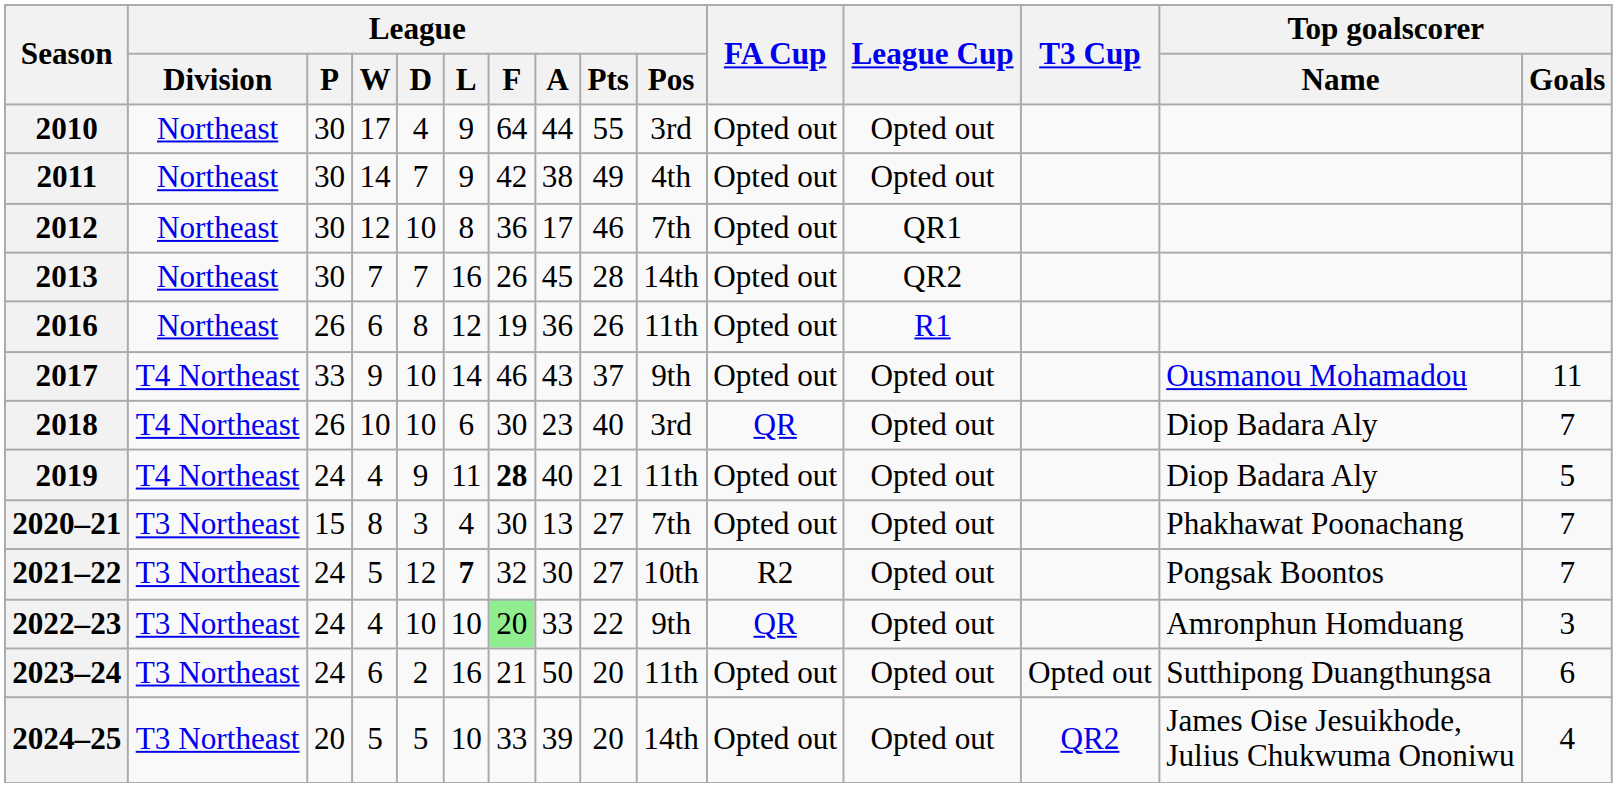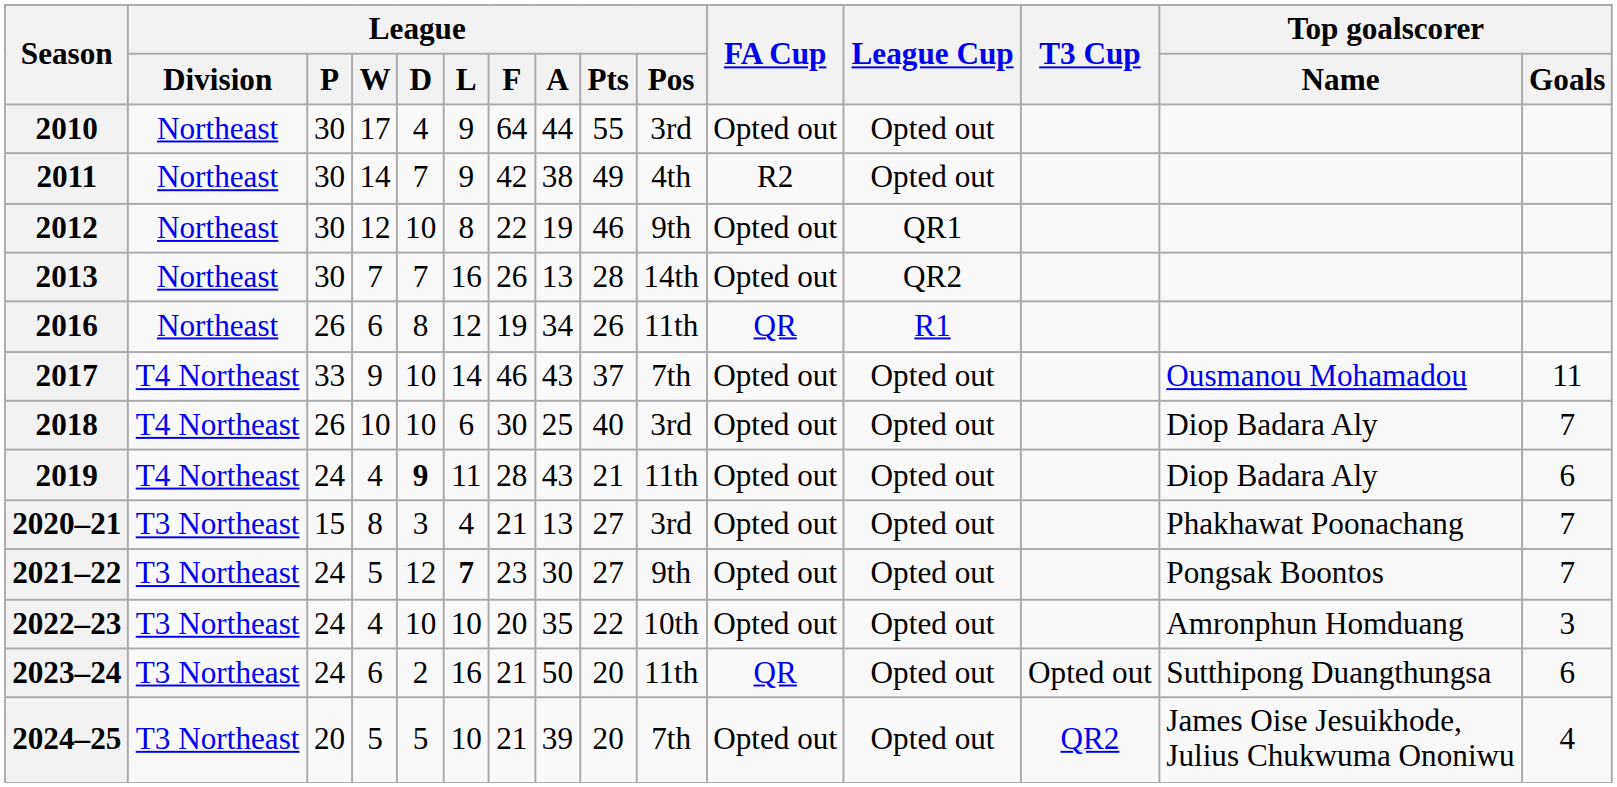(775, 177) Opted out -> (775, 177) R2
(512, 227) 36 -> (512, 227) 22
(557, 227) 17 -> (557, 227) 19
(671, 227) 7th -> (671, 227) 9th
(557, 276) 45 -> (557, 276) 13
(557, 326) 36 -> (557, 326) 34
(775, 326) Opted out -> (775, 326) QR
(671, 375) 9th -> (671, 375) 7th
(557, 425) 23 -> (557, 425) 25
(775, 425) QR -> (775, 425) Opted out
(421, 474) normal -> (421, 474) bold
(512, 474) bold -> (512, 474) normal
(557, 474) 40 -> (557, 474) 43
(1567, 474) 5 -> (1567, 474) 6
(512, 524) 30 -> (512, 524) 21
(671, 524) 7th -> (671, 524) 3rd
(512, 573) 32 -> (512, 573) 23
(671, 573) 10th -> (671, 573) 9th
(775, 573) R2 -> (775, 573) Opted out
(512, 623) lightgreen background -> (512, 623) no background
(557, 623) 33 -> (557, 623) 35
(671, 623) 9th -> (671, 623) 10th
(775, 623) QR -> (775, 623) Opted out
(775, 672) Opted out -> (775, 672) QR
(512, 739) 33 -> (512, 739) 21
(671, 739) 14th -> (671, 739) 7th
